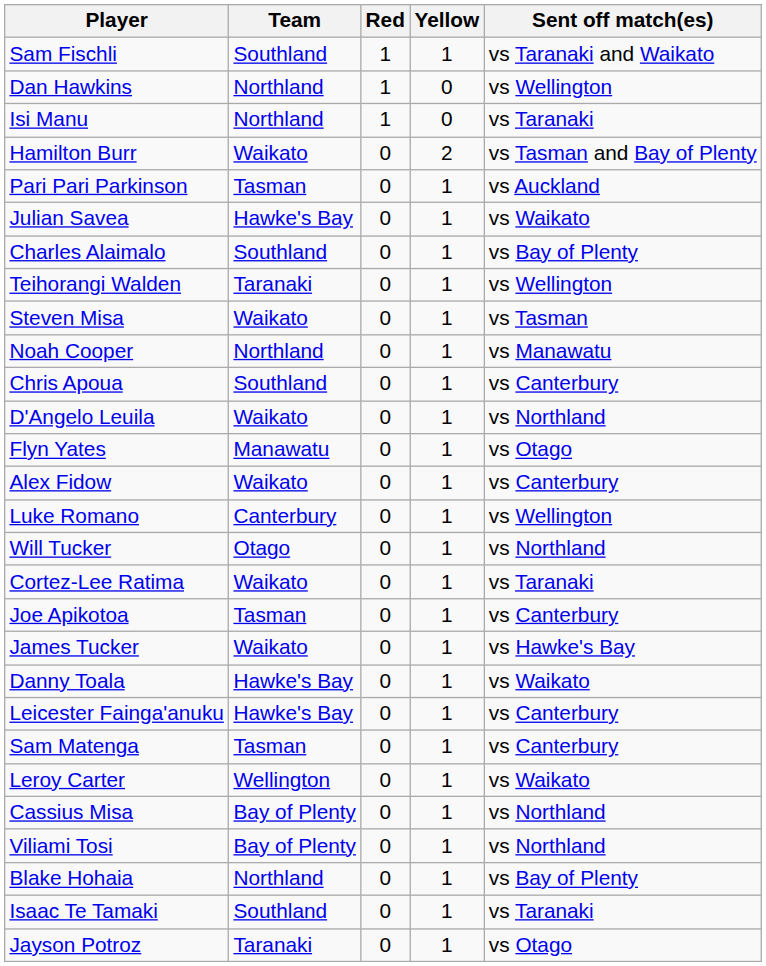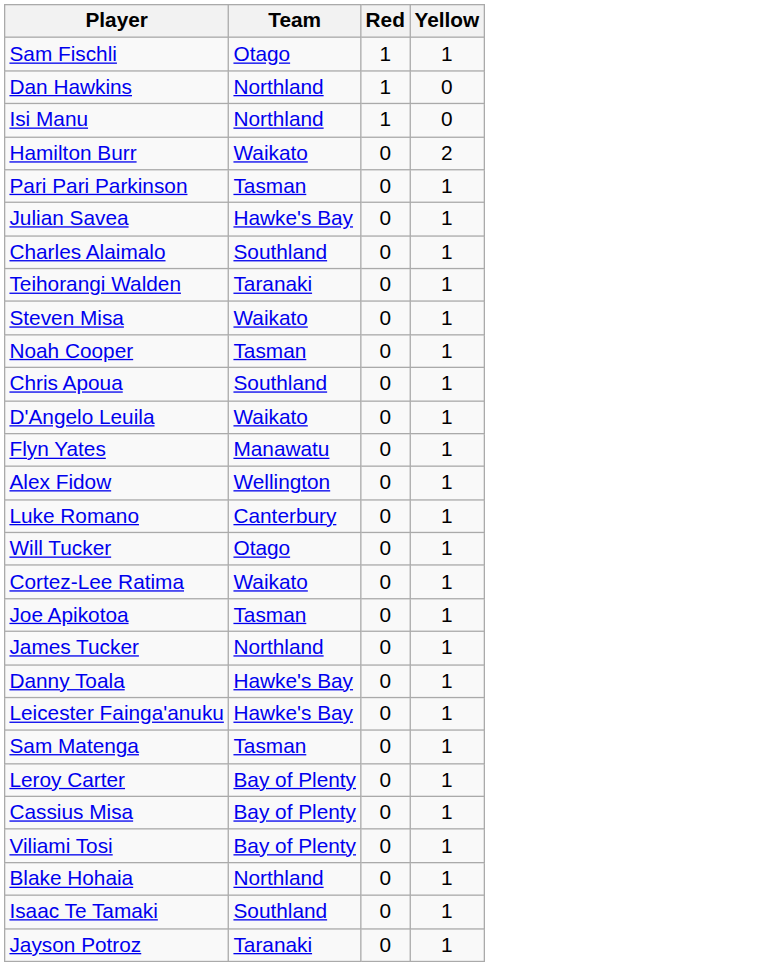- column: (623, 20)
(280, 53) Southland -> (262, 53) Otago
(279, 350) Northland -> (270, 350) Tasman
(271, 482) Waikato -> (282, 482) Wellington
(271, 647) Waikato -> (279, 647) Northland
(282, 779) Wellington -> (295, 779) Bay of Plenty
